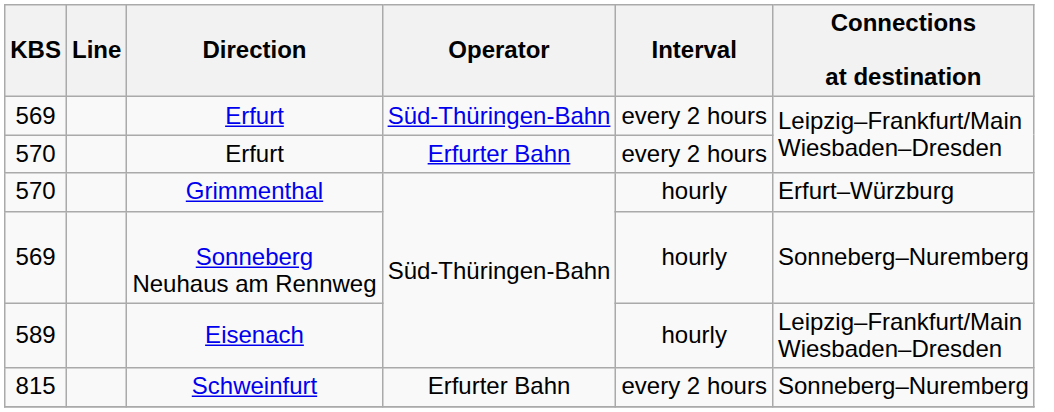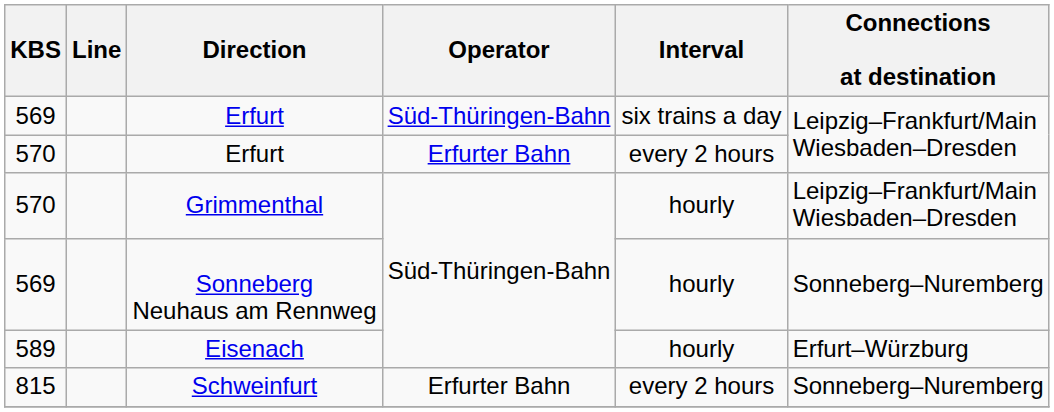(694, 115) every 2 hours -> (702, 115) six trains a day
(866, 191) Erfurt–Würzburg -> (915, 205) Leipzig–Frankfurt/Main Wiesbaden–Dresden
(900, 335) Leipzig–Frankfurt/Main Wiesbaden–Dresden -> (881, 348) Erfurt–Würzburg
